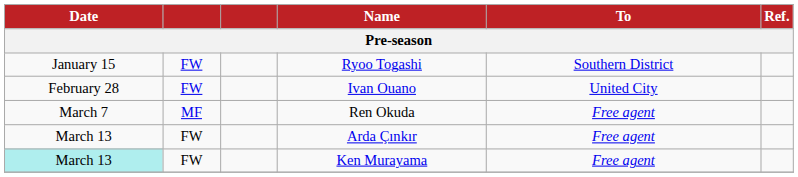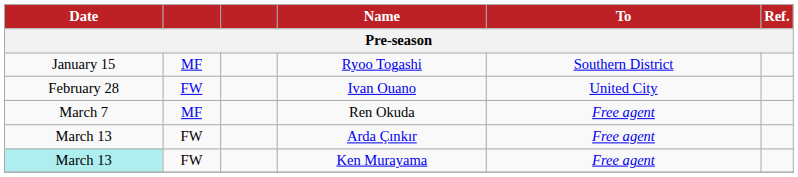(191, 64) FW -> (191, 64) MF
